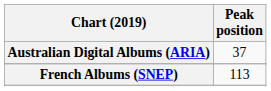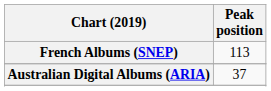rows swapped: (109, 52) <-> (109, 74)
